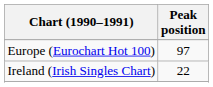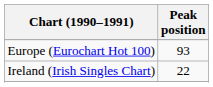(183, 50) 97 -> (183, 50) 93
